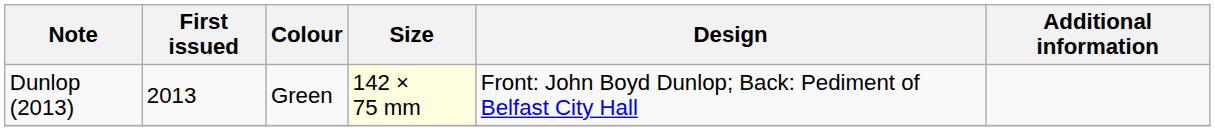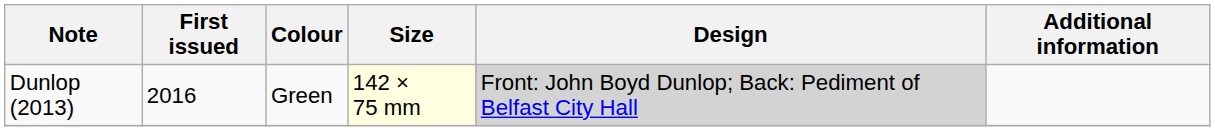(172, 94) 2013 -> (172, 94) 2016
(700, 94) no background -> (700, 94) lightgrey background
